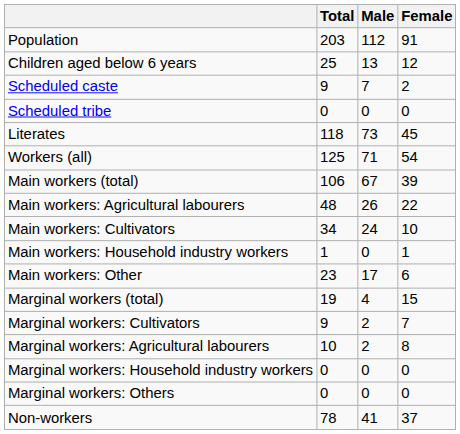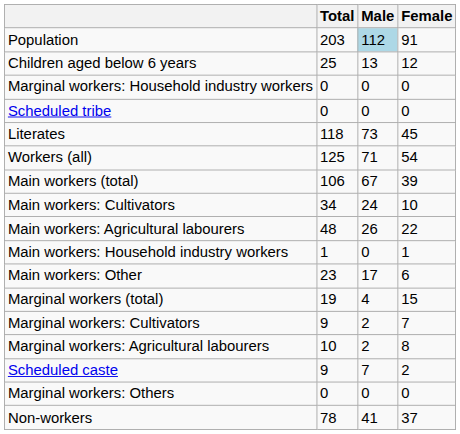(373, 39) no background -> (373, 39) lightblue background
rows swapped: (63, 87) <-> (160, 370)
rows swapped: (91, 228) <-> (126, 205)
